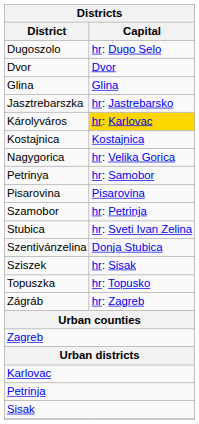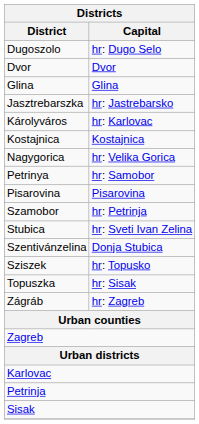(122, 121) gold background -> (122, 121) no background
(114, 265) hr: Sisak -> (121, 265) hr: Topusko
(121, 283) hr: Topusko -> (114, 283) hr: Sisak
